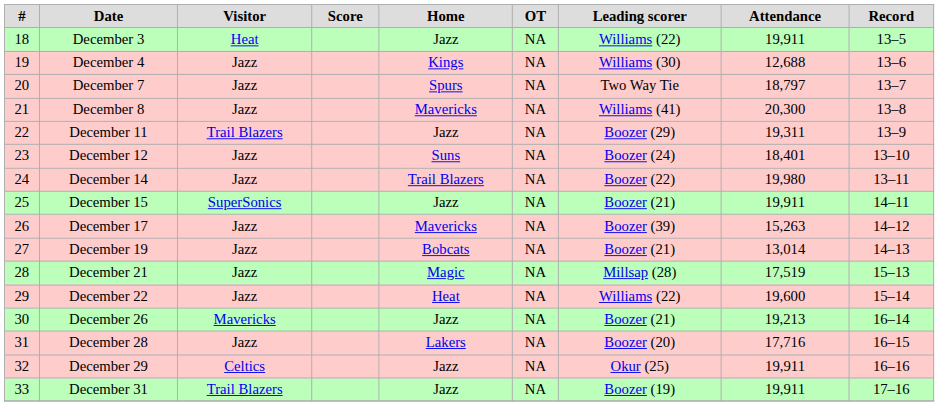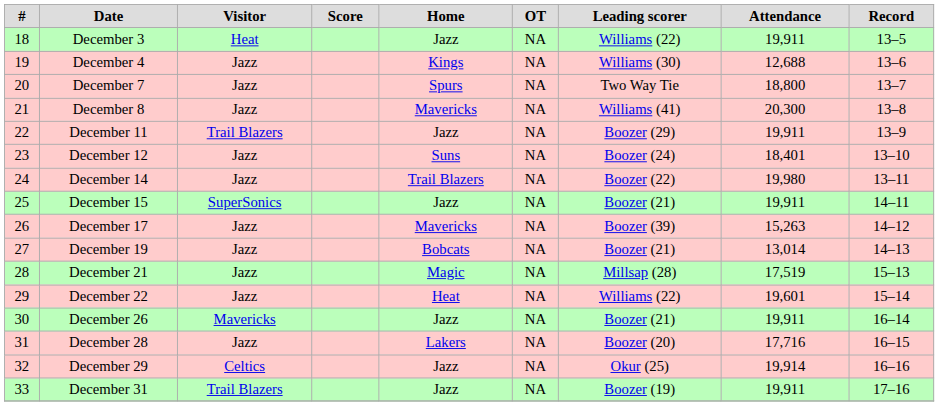(785, 86) 18,797 -> (785, 86) 18,800
(785, 132) 19,311 -> (785, 132) 19,911
(785, 296) 19,600 -> (785, 296) 19,601
(785, 319) 19,213 -> (785, 319) 19,911
(785, 366) 19,911 -> (785, 366) 19,914
